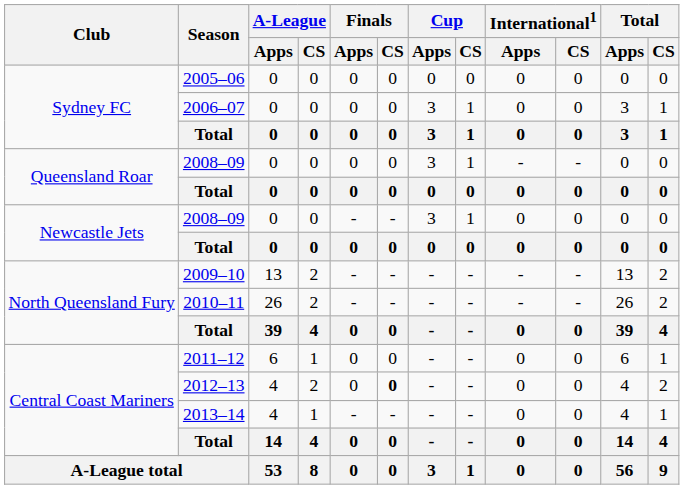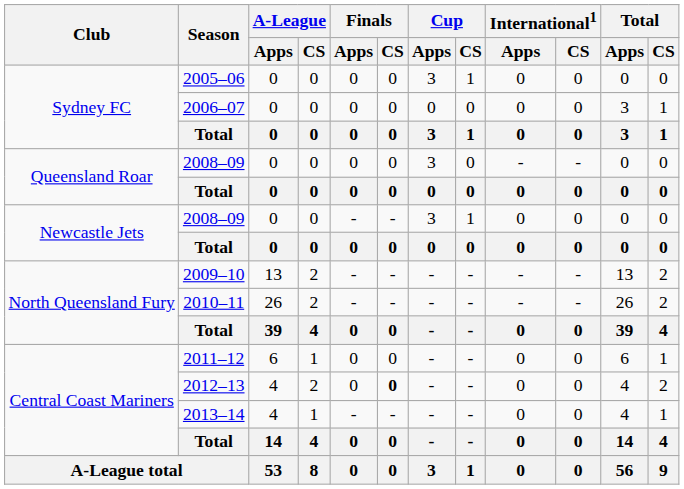(431, 79) 0 -> (431, 79) 3
(470, 79) 0 -> (470, 79) 1
(431, 106) 3 -> (431, 106) 0
(470, 106) 1 -> (470, 106) 0
(470, 162) 1 -> (470, 162) 0
